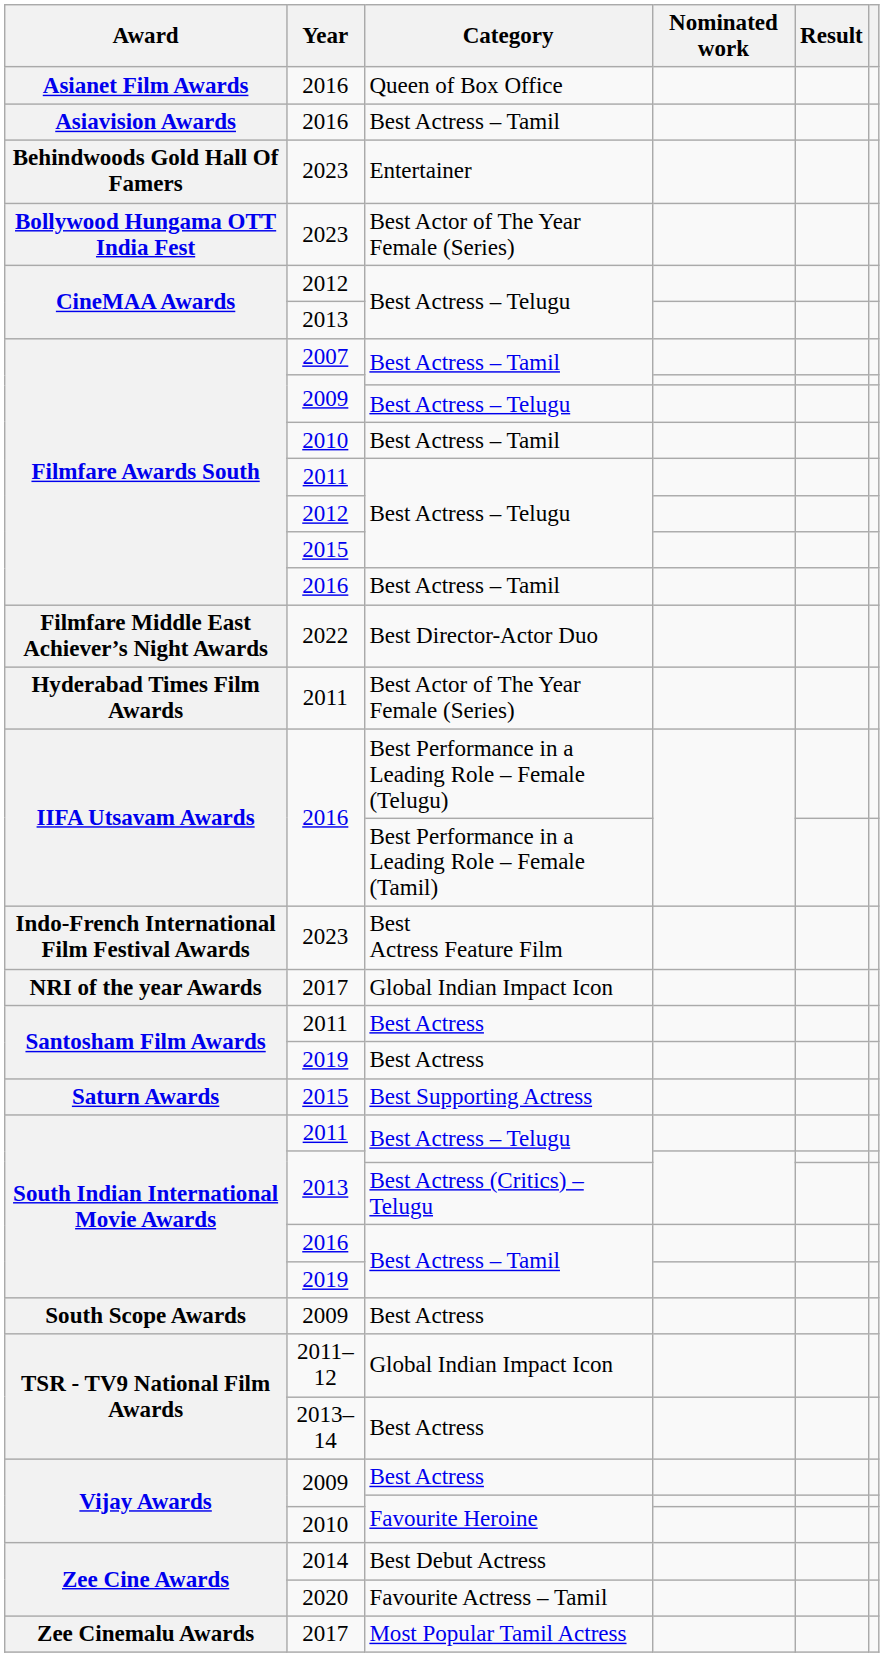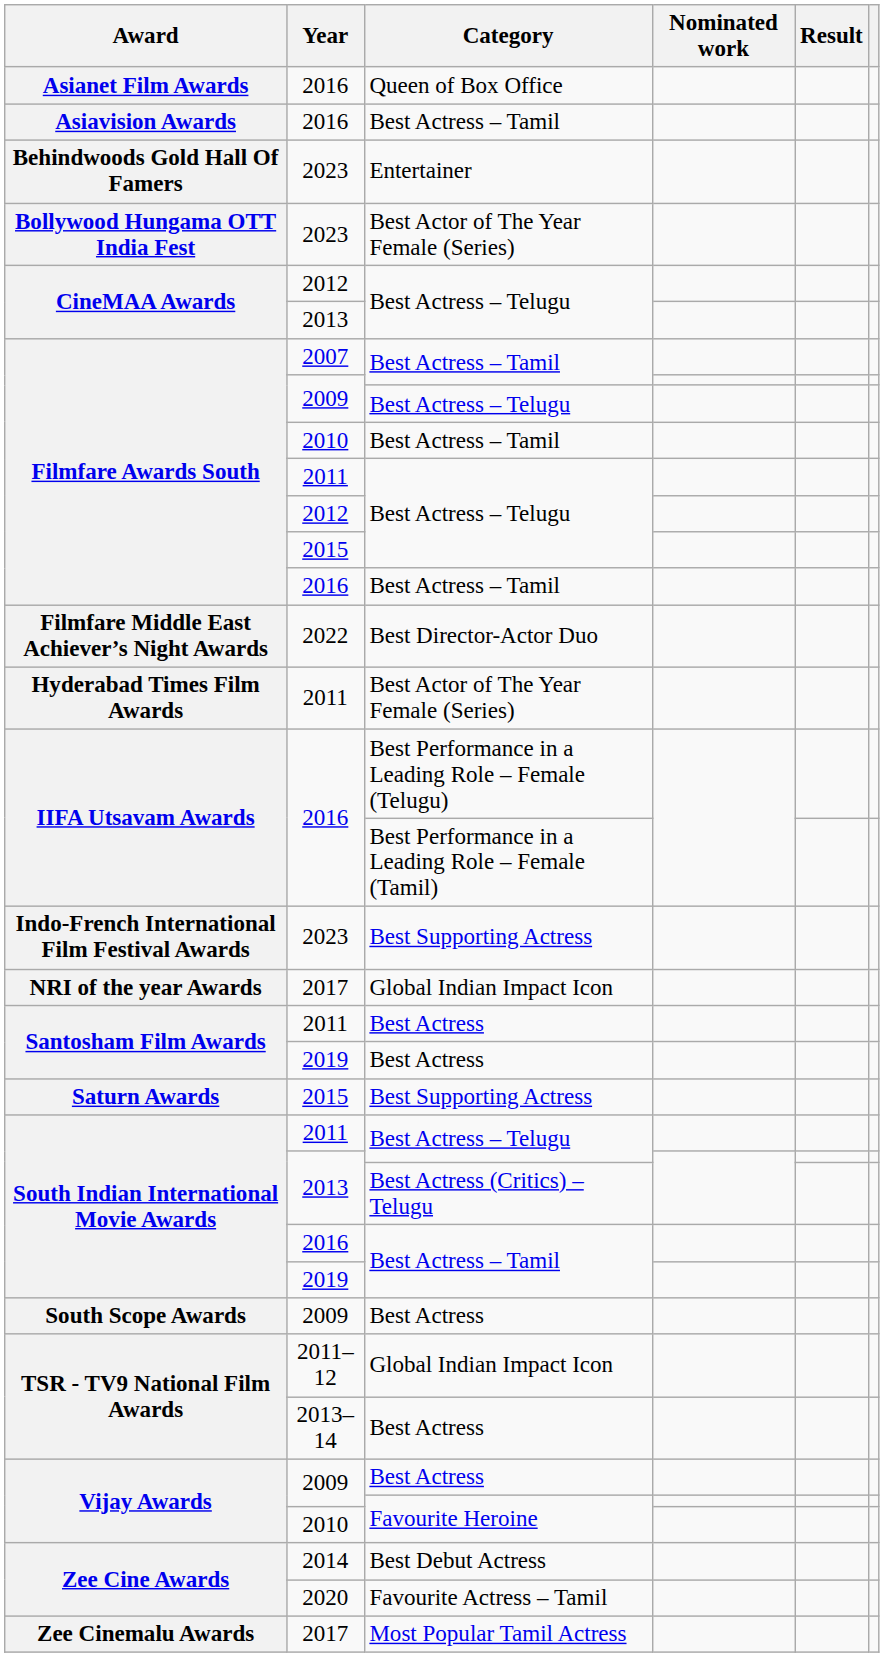(466, 937) Best Actress Feature Film -> (481, 937) Best Supporting Actress
